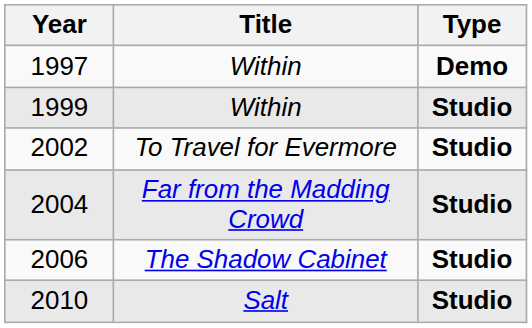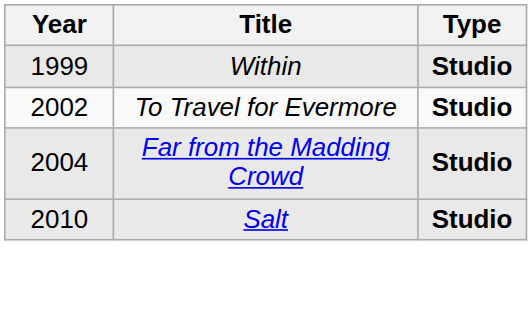- row: (59, 66)
- row: (59, 259)
